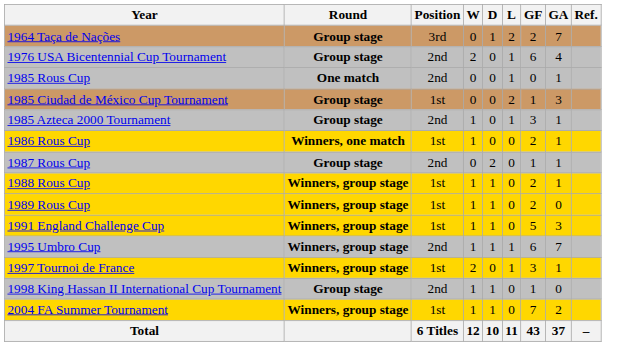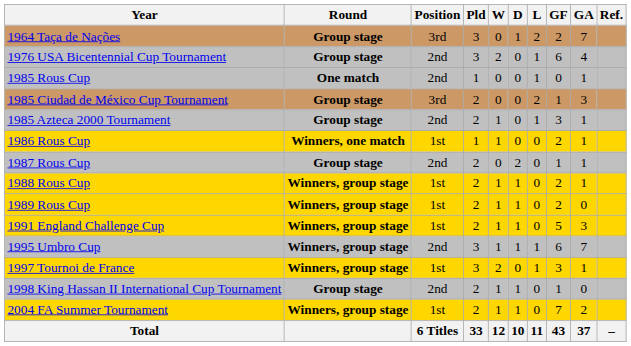+ column: (476, 15)
(437, 99) 1st -> (437, 99) 3rd
